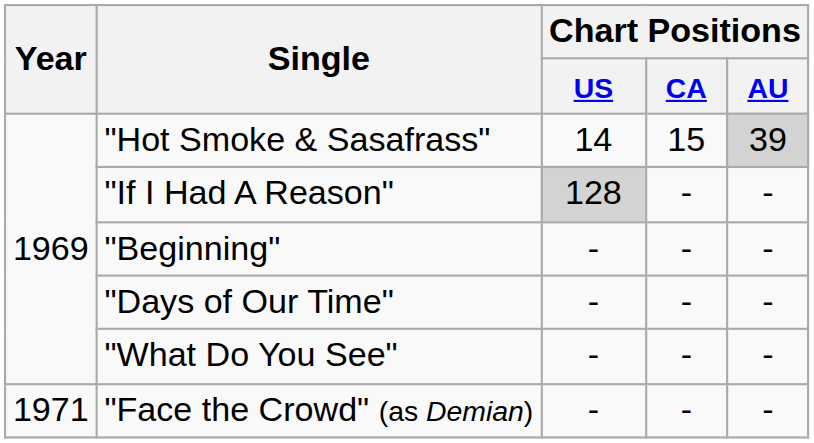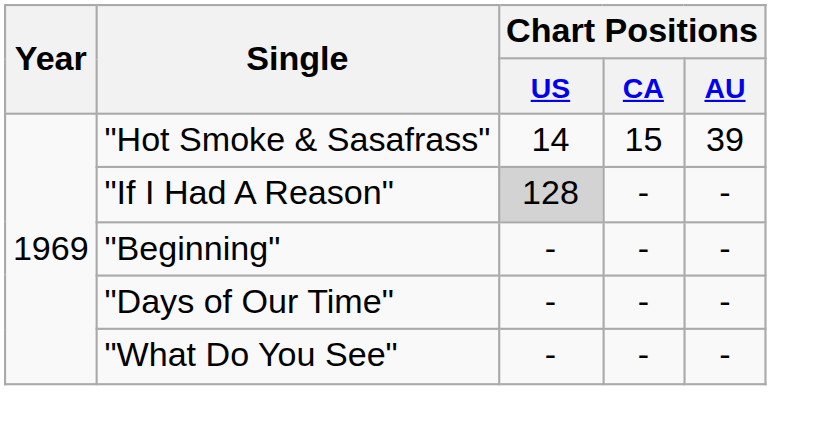(768, 139) lightgrey background -> (725, 139) no background
- row: (319, 409)
